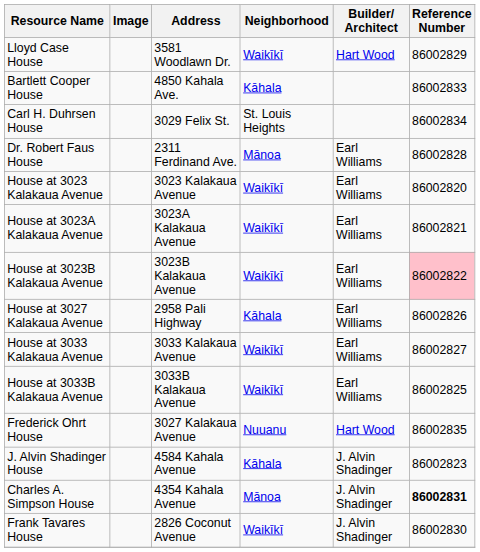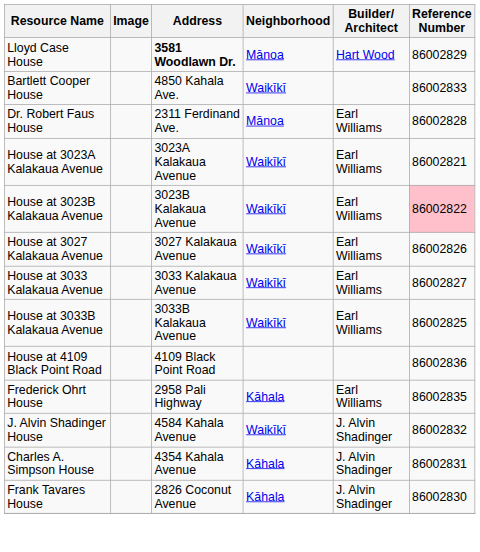(193, 54) normal -> (195, 54) bold
(263, 54) Waikīkī -> (265, 54) Mānoa
(262, 87) Kāhala -> (266, 87) Waikīkī
- row: (51, 121)
- row: (55, 188)
(180, 316) 2958 Pali Highway -> (196, 249) 3027 Kalakaua Avenue
(262, 316) Kāhala -> (266, 249) Waikīkī
+ row: (54, 363)
(195, 430) 3027 Kalakaua Avenue -> (180, 396) 2958 Pali Highway
(265, 430) Nuuanu -> (265, 396) Kāhala
(365, 430) Hart Wood -> (359, 396) Earl Williams
(262, 463) Kāhala -> (266, 430) Waikīkī
(439, 463) 86002823 -> (439, 430) 86002832
(262, 496) Mānoa -> (265, 463) Kāhala
(439, 496) bold -> (439, 463) normal
(263, 530) Waikīkī -> (265, 496) Kāhala
